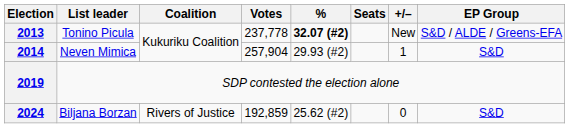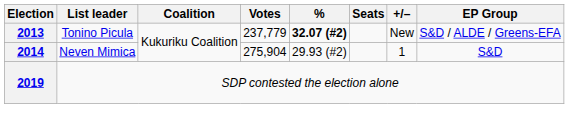(266, 33) 237,778 -> (265, 33) 237,779
(266, 52) 257,904 -> (265, 52) 275,904
- row: (30, 113)
